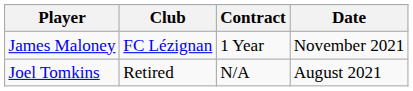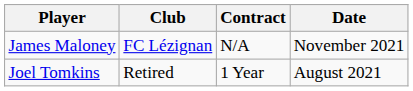(242, 45) 1 Year -> (235, 45) N/A
(235, 72) N/A -> (242, 72) 1 Year
